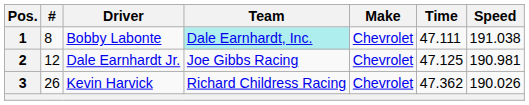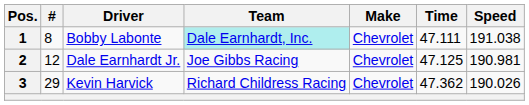(52, 83) 26 -> (52, 83) 29
